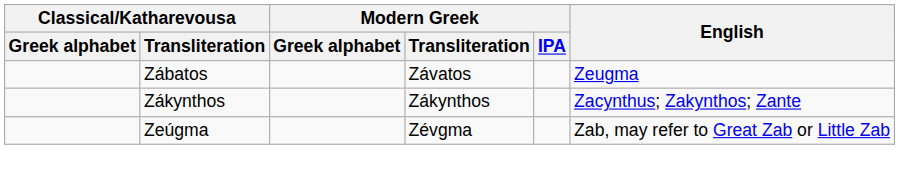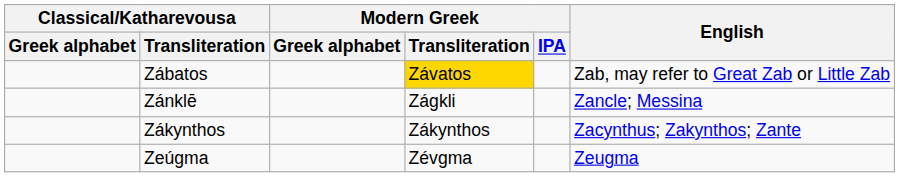(440, 74) no background -> (440, 74) gold background
(606, 74) Zeugma -> (732, 74) Zab, may refer to Great Zab or Little Zab
+ row: (170, 102)
(732, 130) Zab, may refer to Great Zab or Little Zab -> (606, 158) Zeugma
